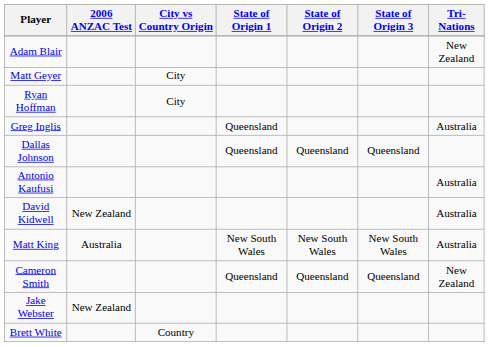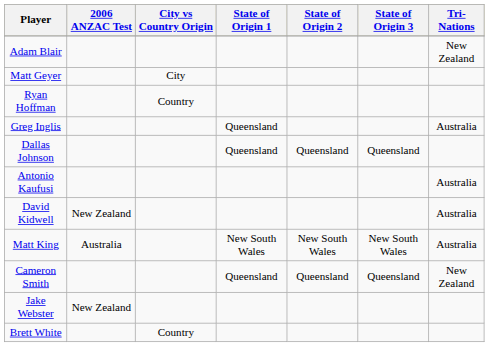(176, 101) City -> (176, 101) Country
